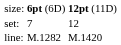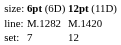rows swapped: (12, 23) <-> (14, 38)
